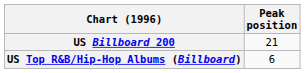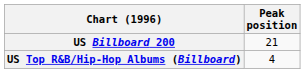(272, 59) 6 -> (272, 59) 4
